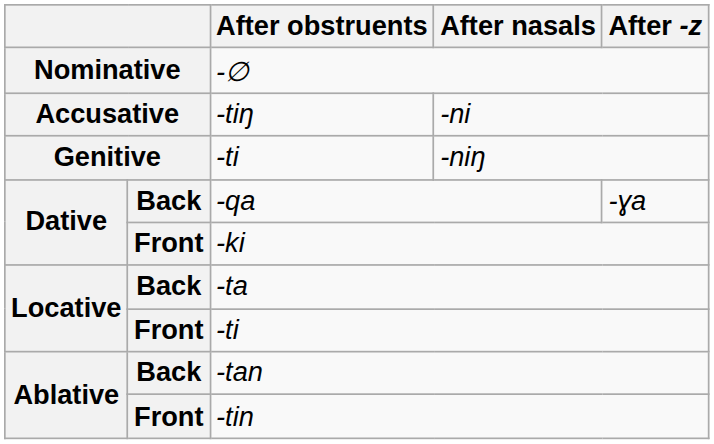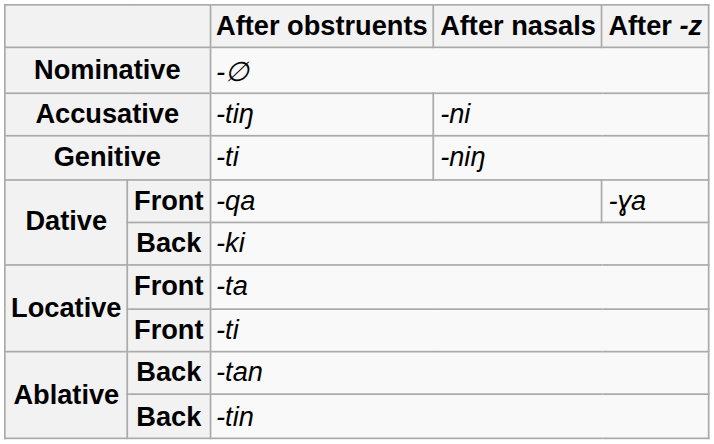(169, 200) Back -> (169, 200) Front
(169, 243) Front -> (169, 243) Back
(169, 286) Back -> (169, 286) Front
(169, 416) Front -> (169, 416) Back
